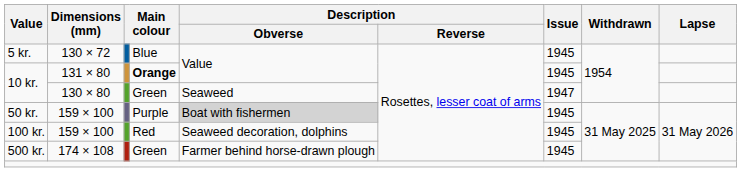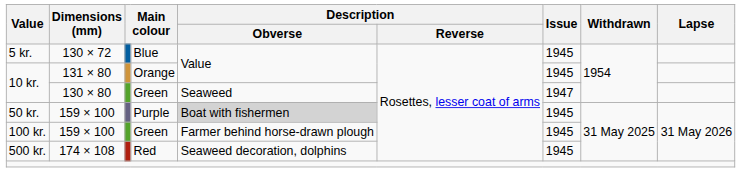(154, 73) bold -> (154, 73) normal
(144, 132) Red -> (151, 132) Green
(265, 132) Seaweed decoration, dolphins -> (277, 132) Farmer behind horse-drawn plough
(150, 151) Green -> (145, 151) Red
(278, 151) Farmer behind horse-drawn plough -> (264, 151) Seaweed decoration, dolphins
